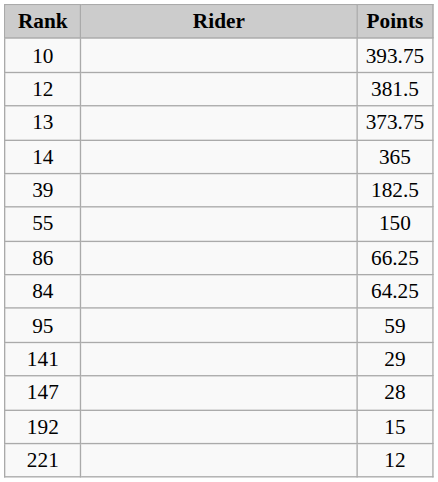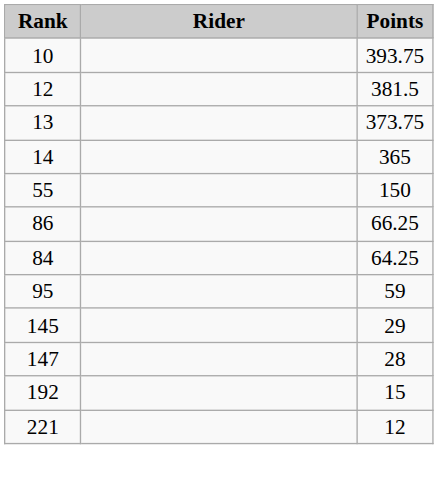- row: (395, 190)
(43, 358) 141 -> (43, 325) 145
